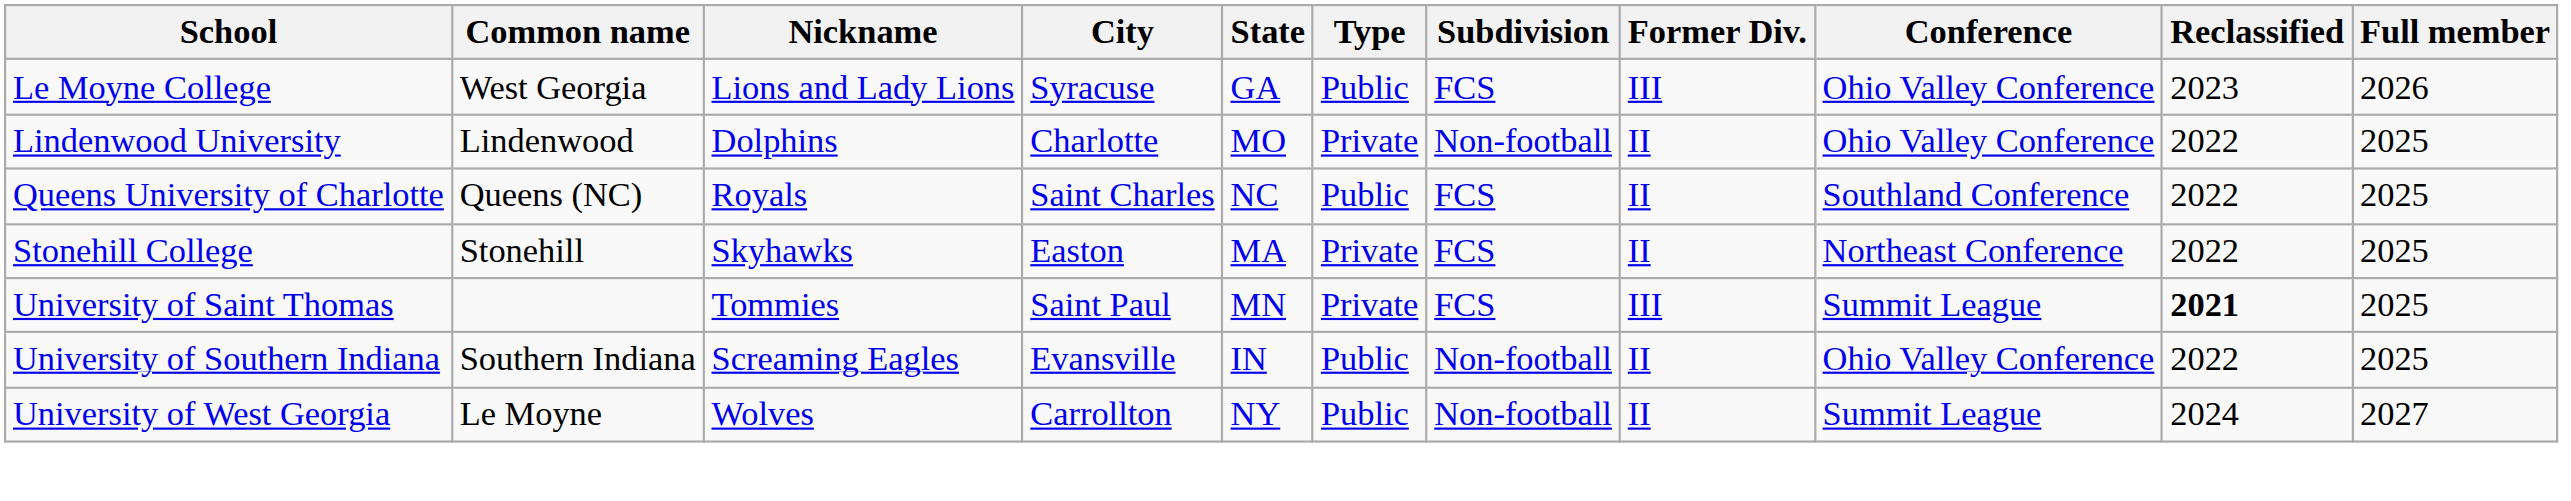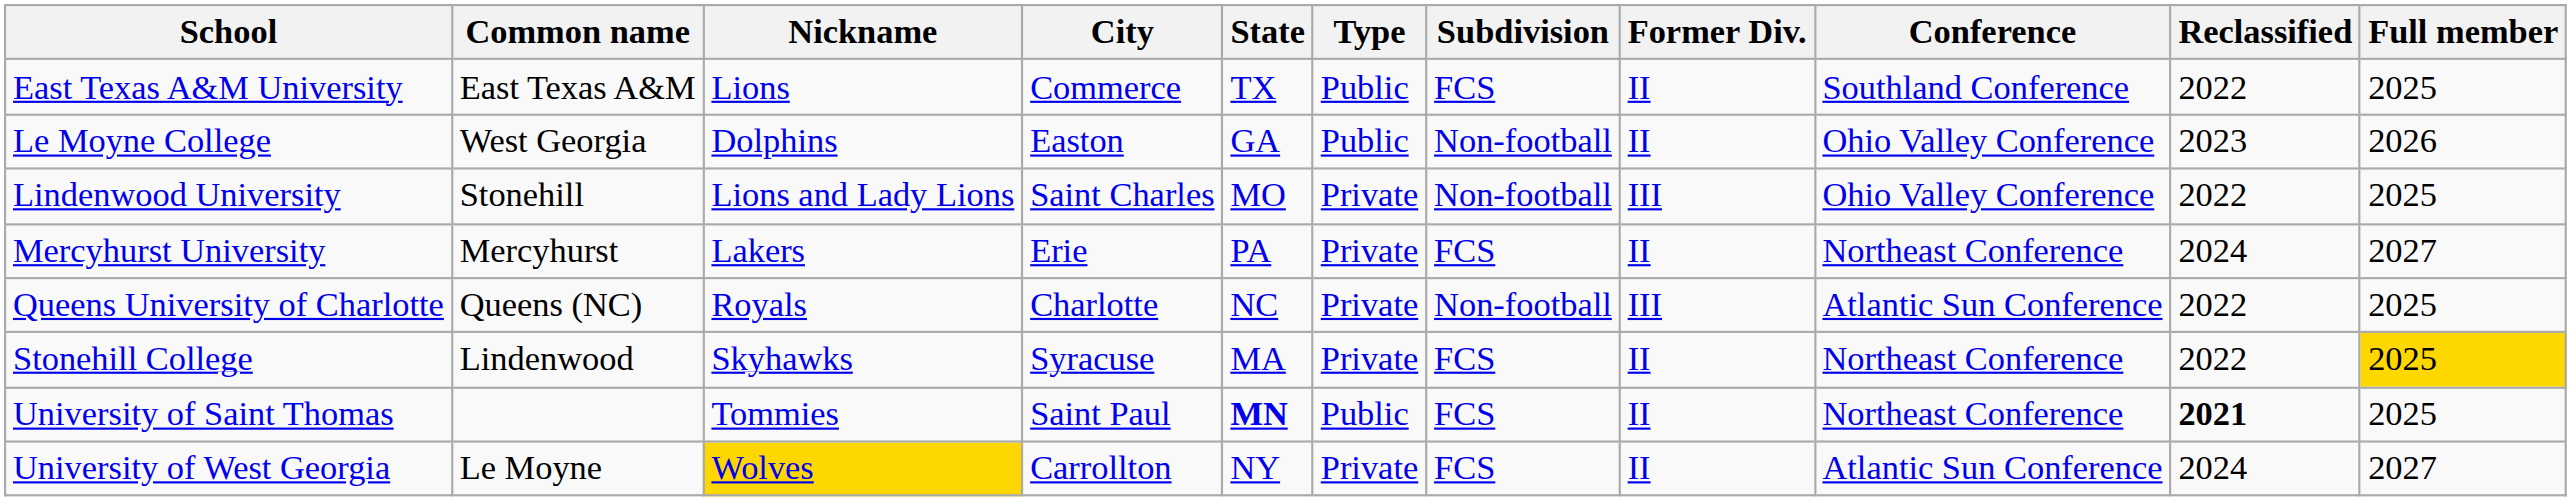+ row: (208, 86)
(863, 86) Lions and Lady Lions -> (774, 140) Dolphins
(1092, 86) Syracuse -> (1077, 140) Easton
(1465, 86) FCS -> (1523, 140) Non-football
(1645, 86) III -> (1639, 140) II
(547, 140) Lindenwood -> (522, 195) Stonehill
(775, 140) Dolphins -> (863, 195) Lions and Lady Lions
(1094, 140) Charlotte -> (1122, 195) Saint Charles
(1639, 140) II -> (1645, 195) III
+ row: (169, 250)
(1122, 195) Saint Charles -> (1094, 304) Charlotte
(1365, 195) Public -> (1370, 304) Private
(1465, 195) FCS -> (1523, 304) Non-football
(1639, 195) II -> (1645, 304) III
(1976, 195) Southland Conference -> (1992, 304) Atlantic Sun Conference
(522, 250) Stonehill -> (547, 359) Lindenwood
(1077, 250) Easton -> (1092, 359) Syracuse
(2394, 250) no background -> (2403, 359) gold background
(1258, 304) normal -> (1259, 413) bold
(1370, 304) Private -> (1365, 413) Public
(1645, 304) III -> (1639, 413) II
(1932, 304) Summit League -> (1973, 413) Northeast Conference
- row: (227, 359)
(763, 413) no background -> (763, 468) gold background
(1365, 413) Public -> (1370, 468) Private
(1523, 413) Non-football -> (1465, 468) FCS
(1932, 413) Summit League -> (1992, 468) Atlantic Sun Conference
